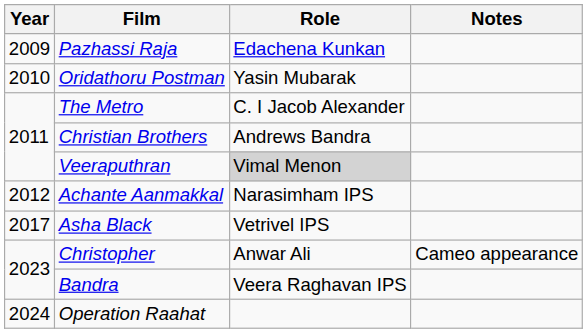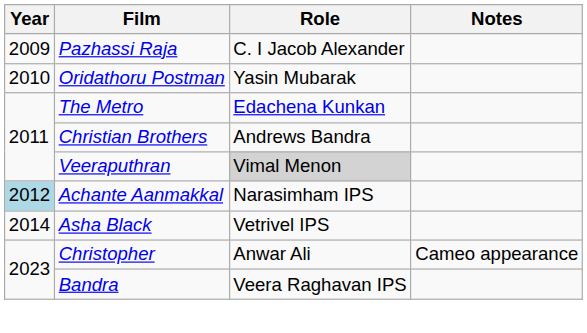(309, 48) Edachena Kunkan -> (319, 48) C. I Jacob Alexander
(319, 107) C. I Jacob Alexander -> (309, 107) Edachena Kunkan
(30, 195) no background -> (30, 195) lightblue background
(30, 225) 2017 -> (30, 225) 2014
- row: (132, 313)
